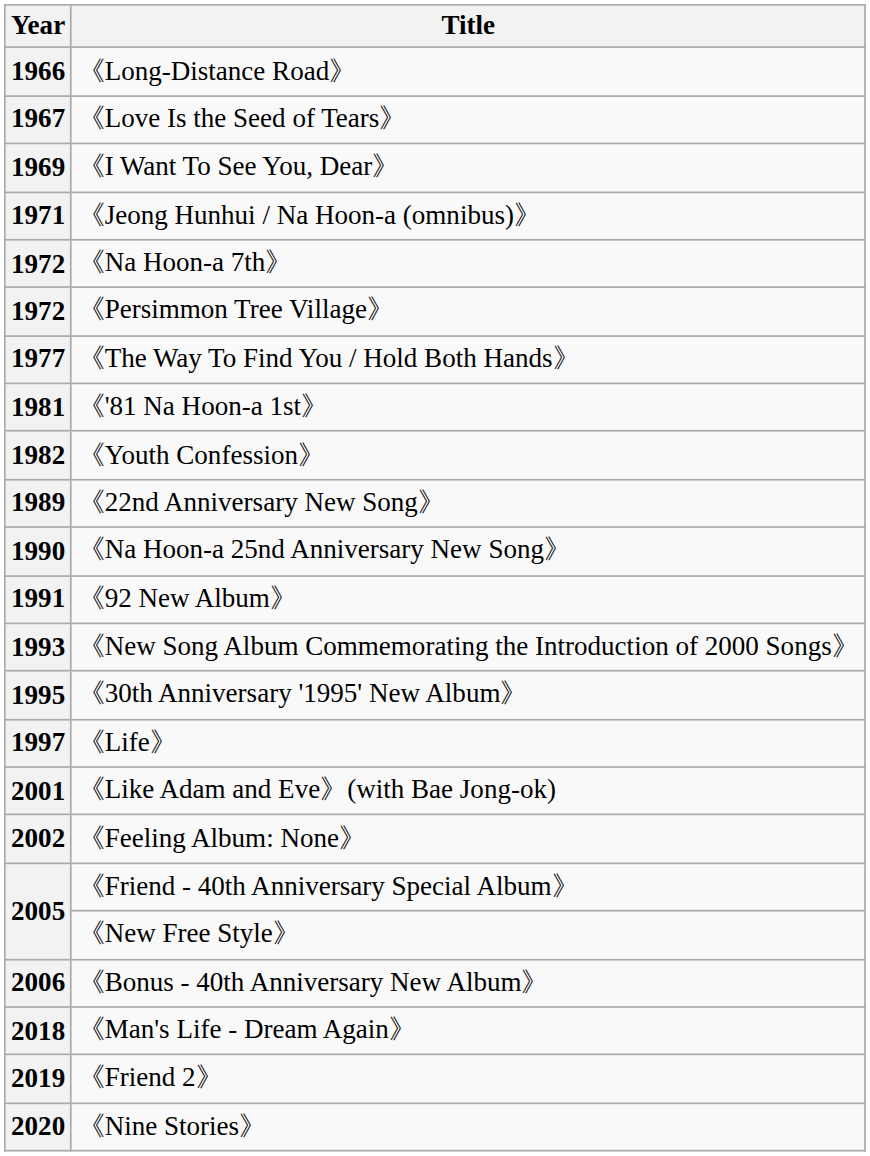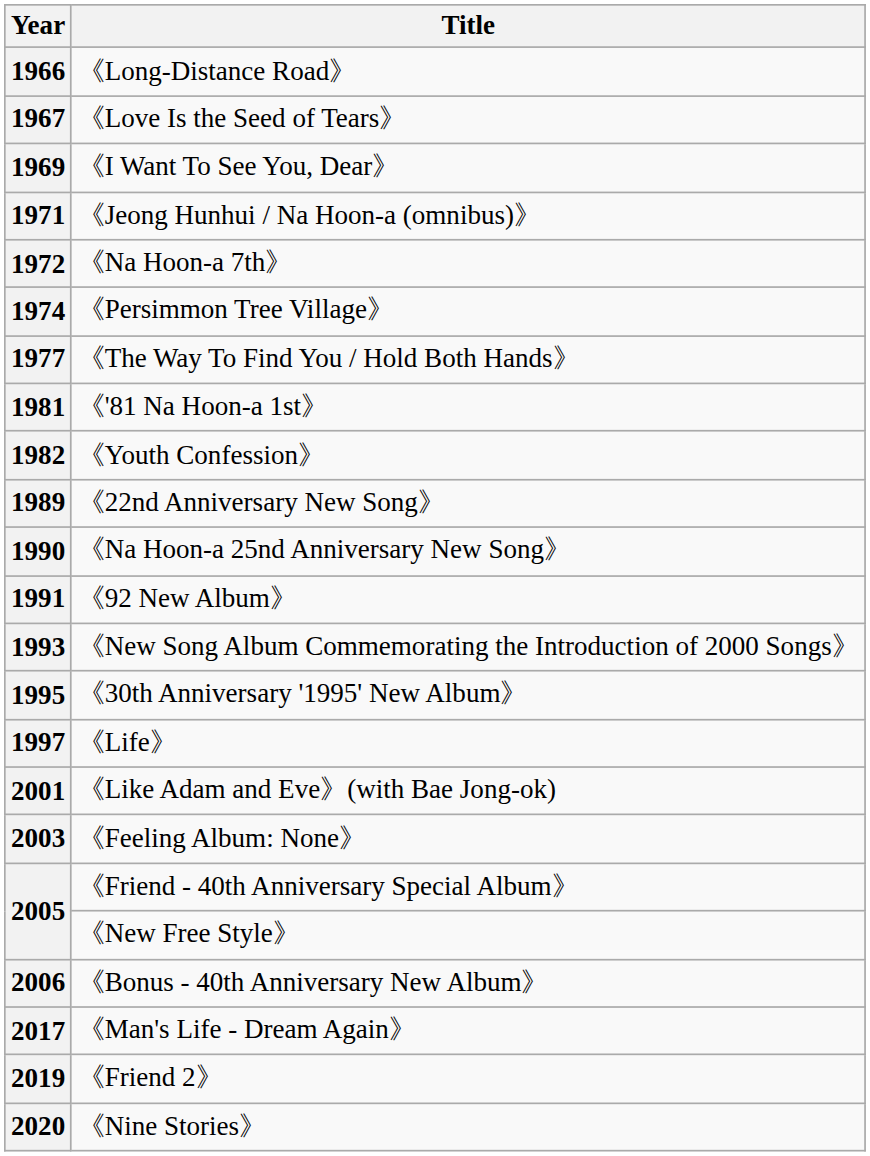(38, 311) 1972 -> (38, 311) 1974
(38, 838) 2002 -> (38, 838) 2003
(38, 1030) 2018 -> (38, 1030) 2017
